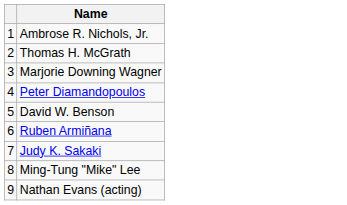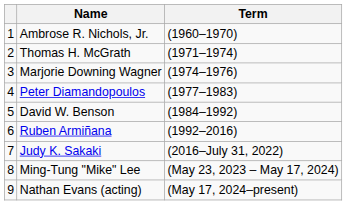+ column: (253, 14)
